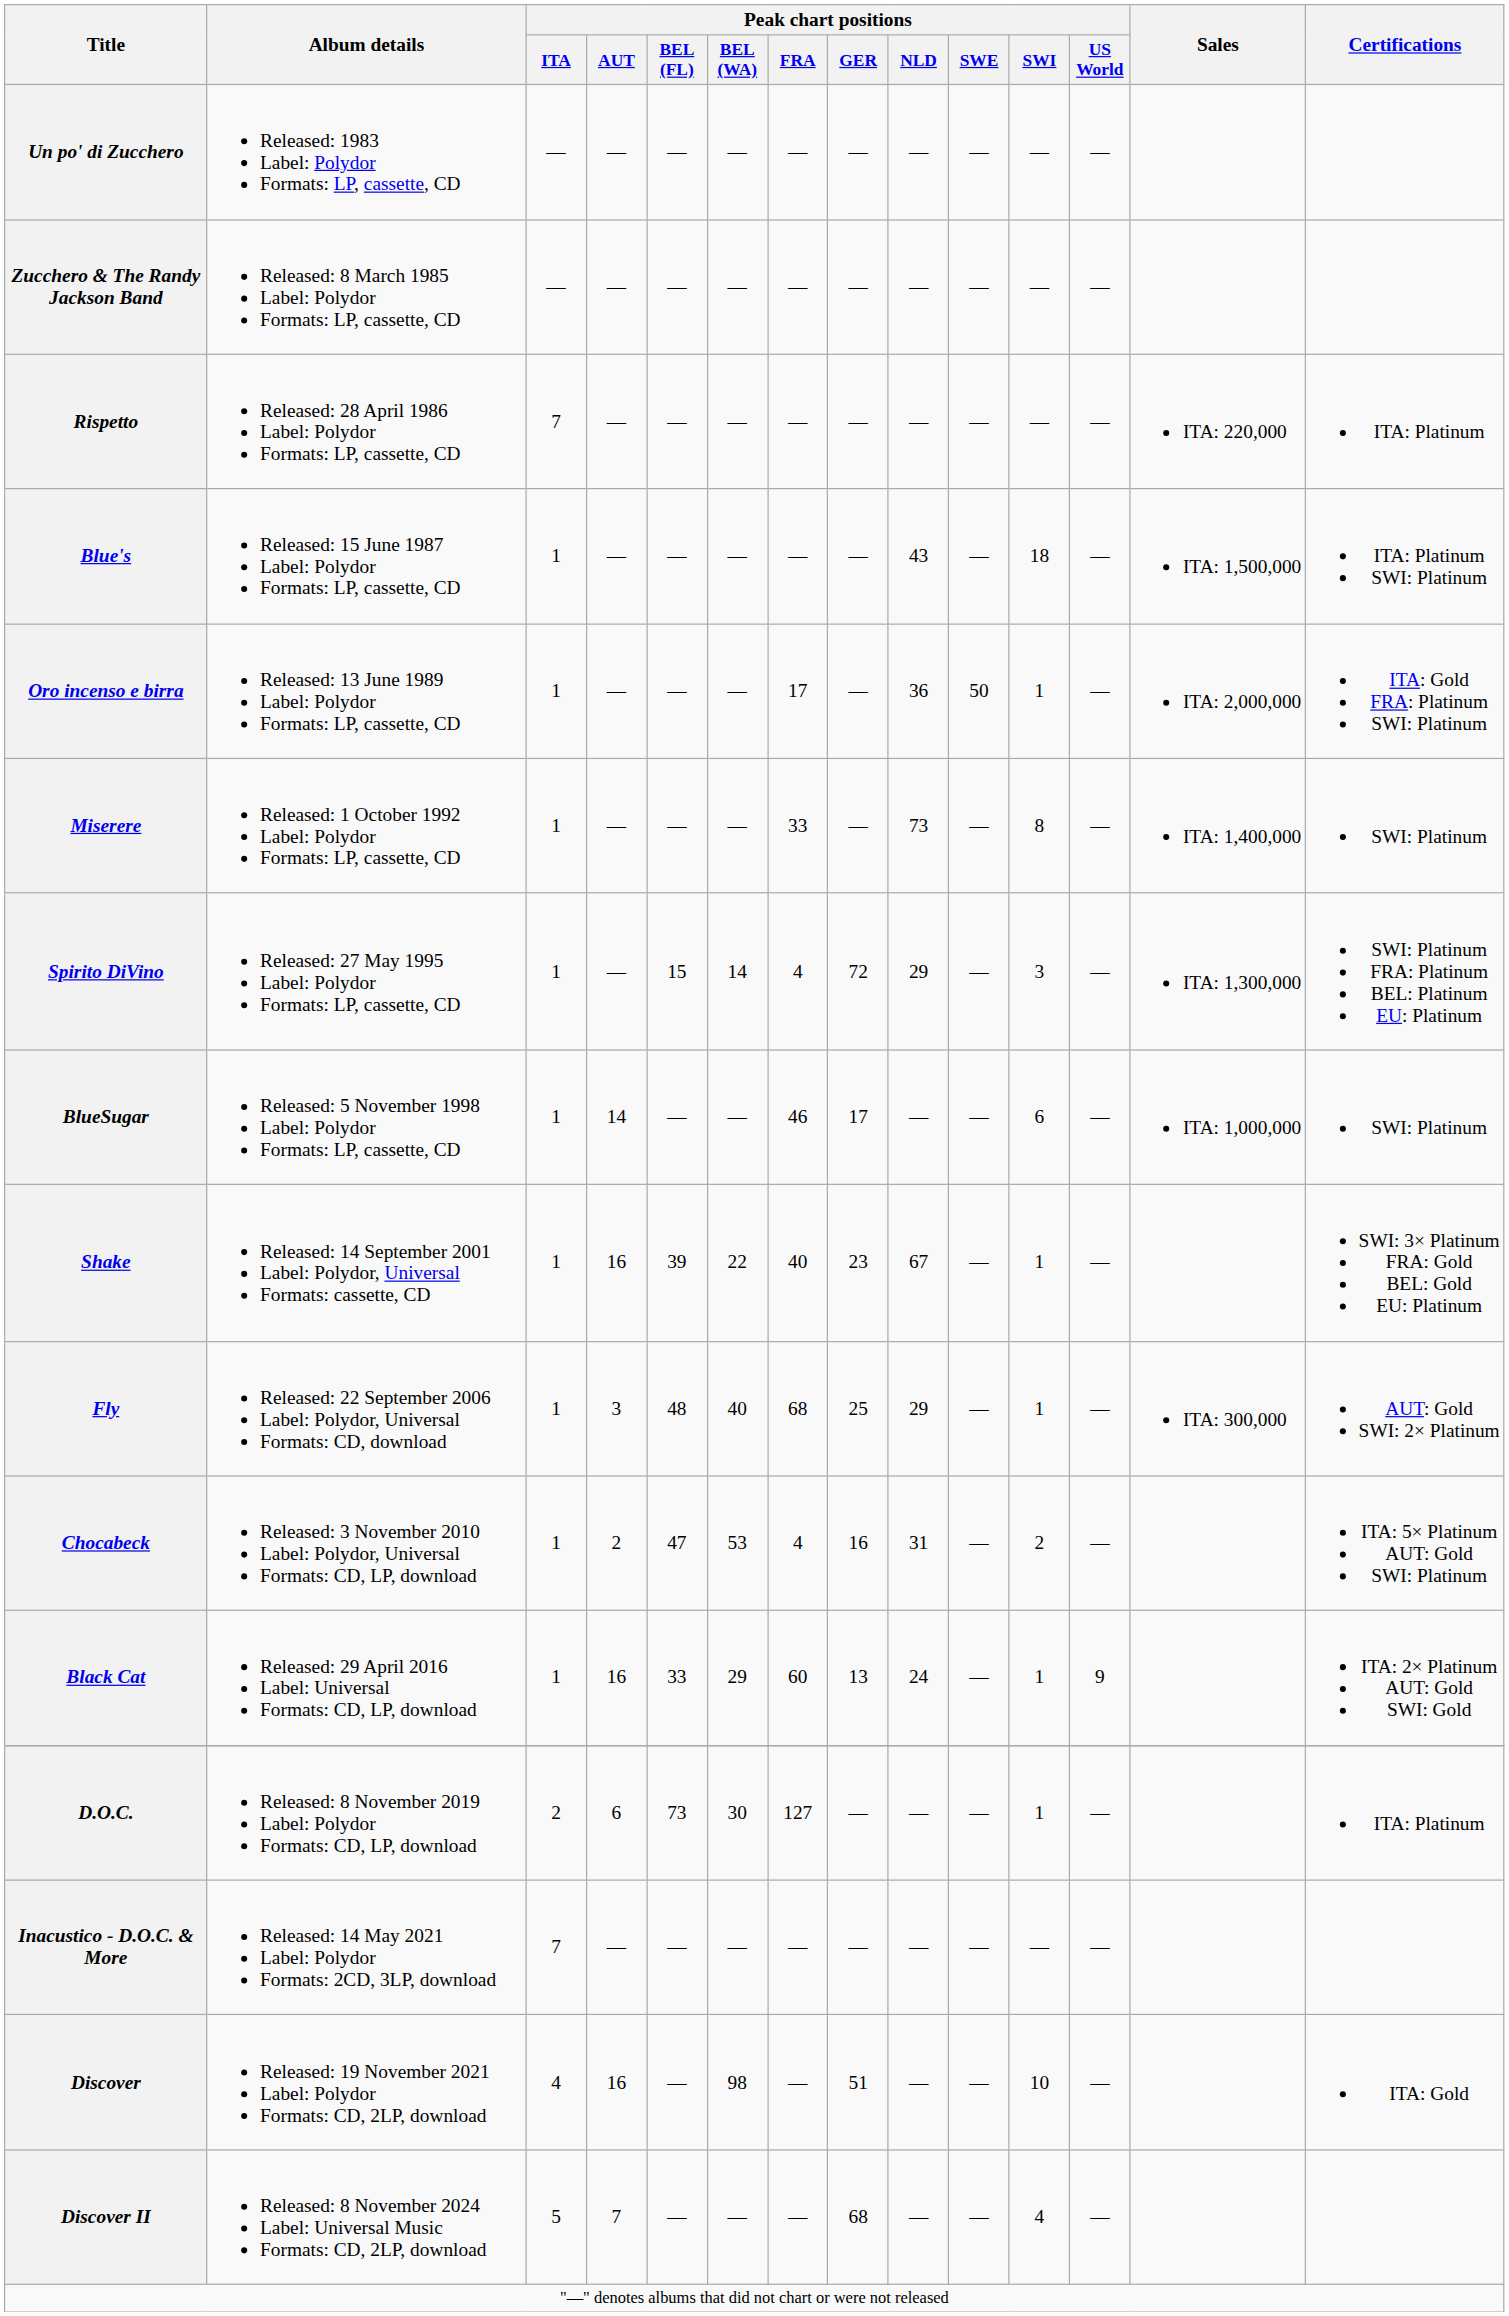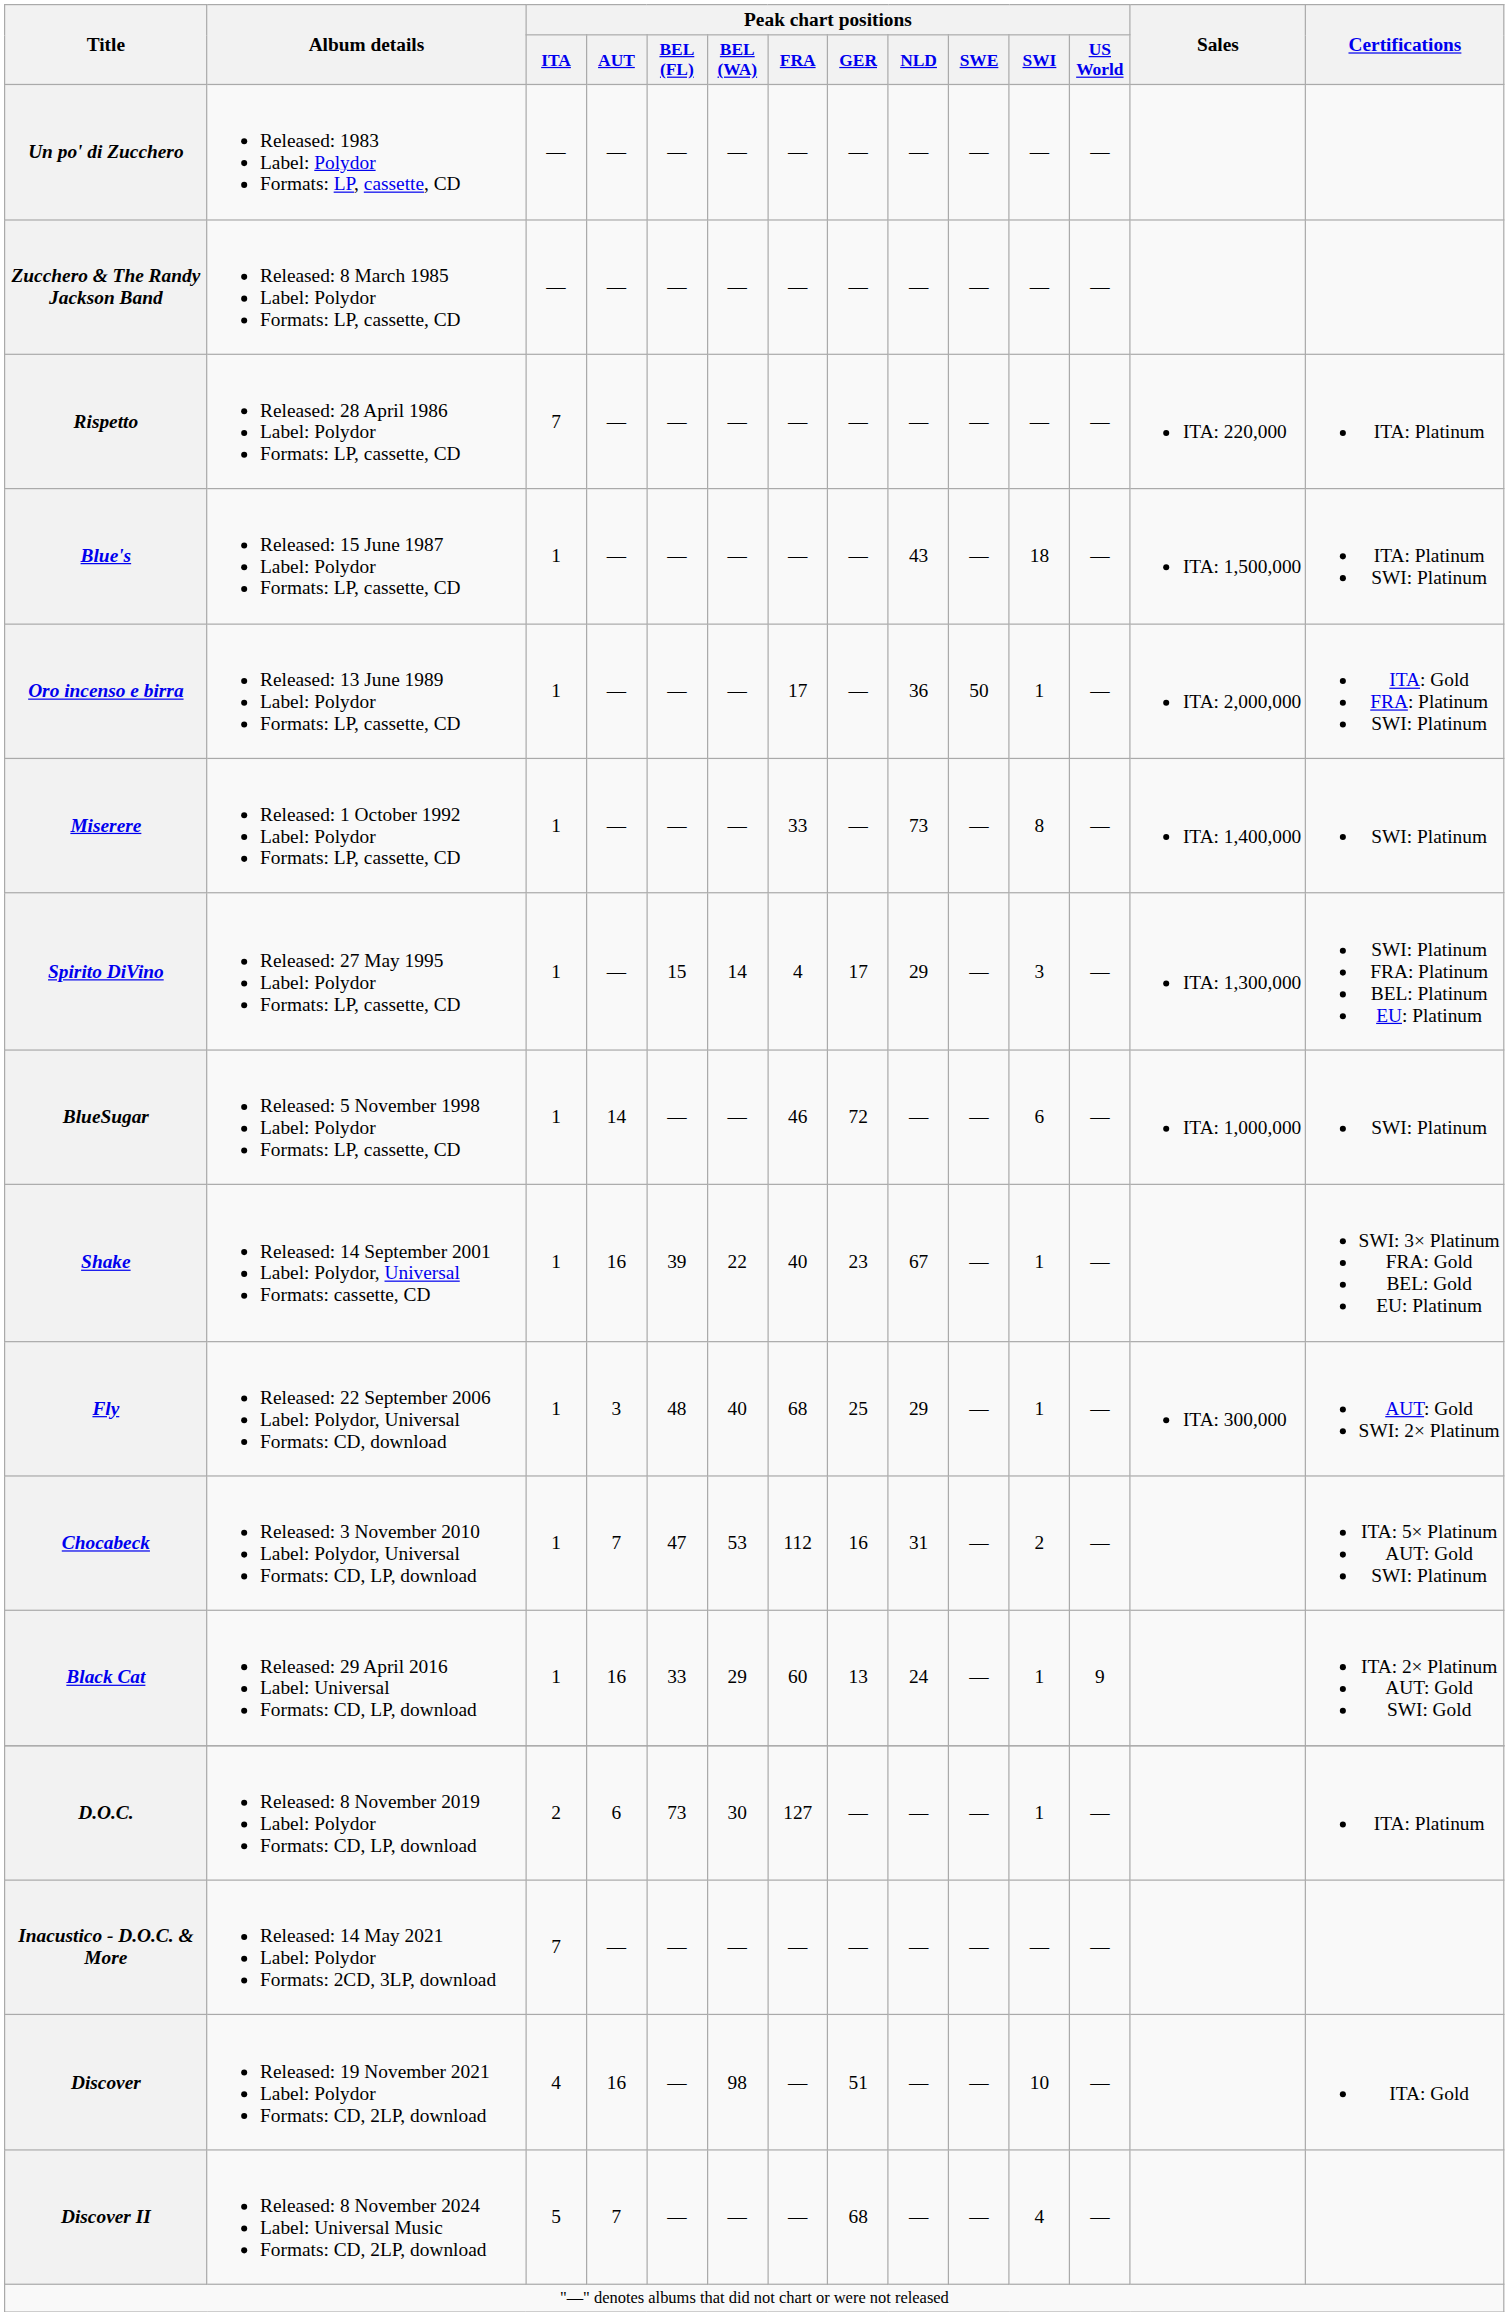(858, 971) 72 -> (858, 971) 17
(858, 1117) 17 -> (858, 1117) 72
(616, 1543) 2 -> (616, 1543) 7
(798, 1543) 4 -> (798, 1543) 112
